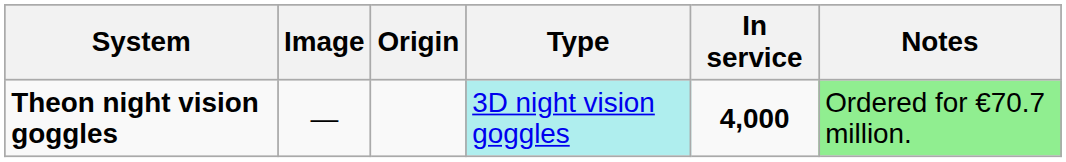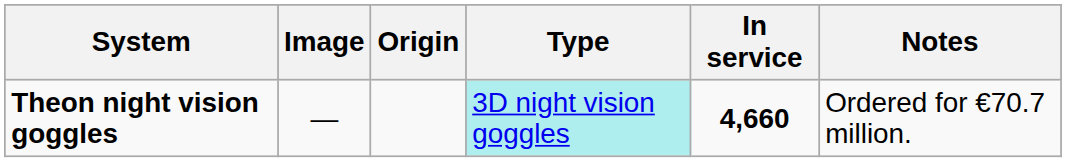(755, 117) 4,000 -> (755, 117) 4,660
(935, 117) lightgreen background -> (935, 117) no background
